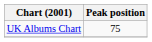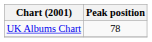(115, 28) 75 -> (115, 28) 78
